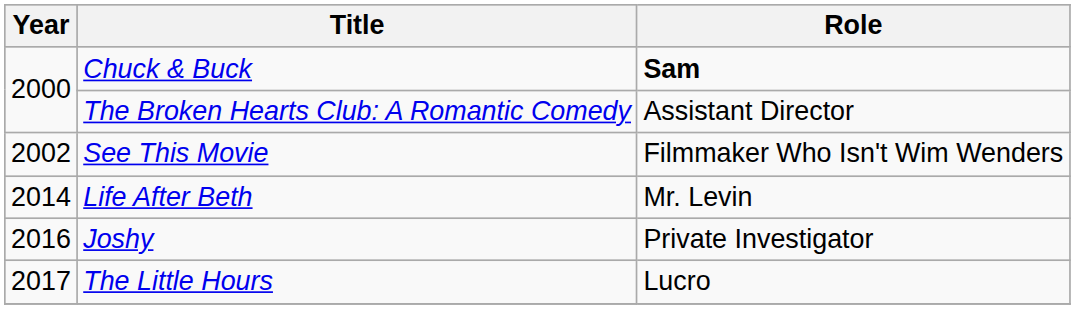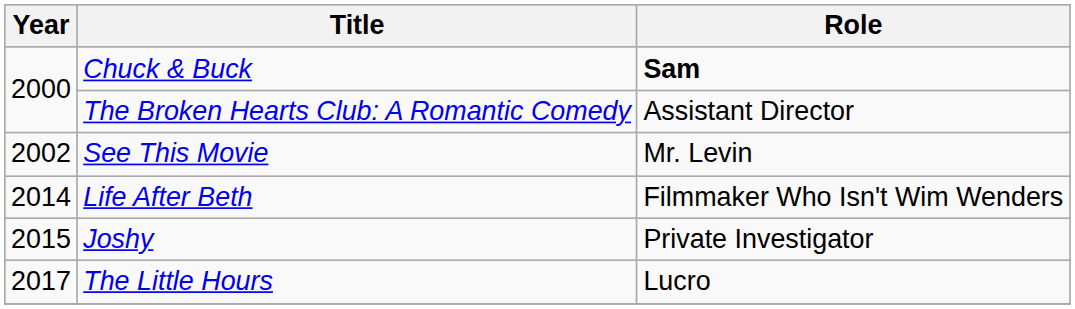(853, 153) Filmmaker Who Isn't Wim Wenders -> (698, 153) Mr. Levin
(698, 196) Mr. Levin -> (853, 196) Filmmaker Who Isn't Wim Wenders
(41, 238) 2016 -> (41, 238) 2015
